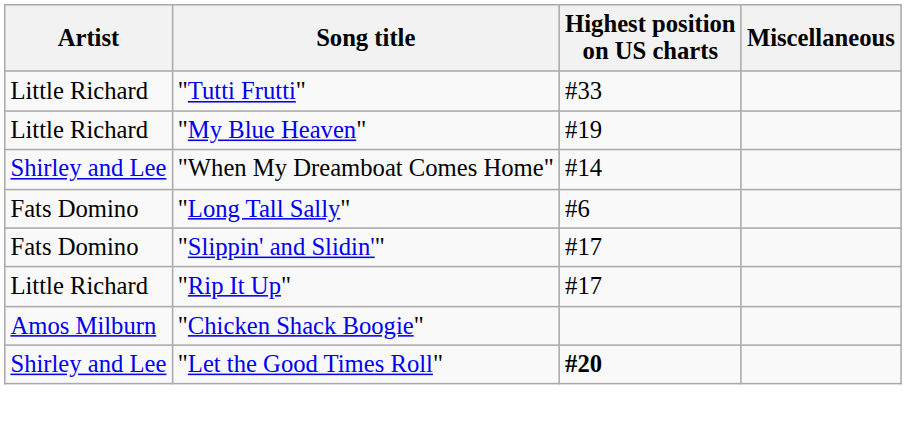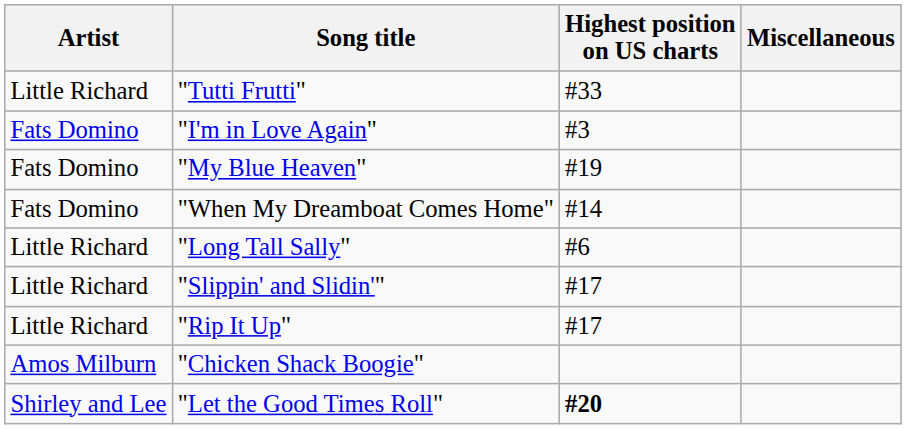+ row: (277, 129)
(79, 129) Little Richard -> (74, 168) Fats Domino
(88, 168) Shirley and Lee -> (74, 208) Fats Domino
(74, 208) Fats Domino -> (79, 247) Little Richard
(74, 247) Fats Domino -> (79, 286) Little Richard
